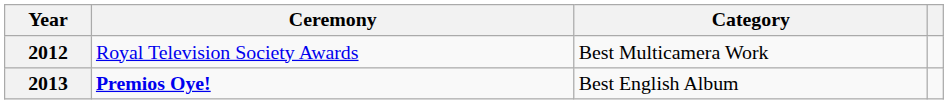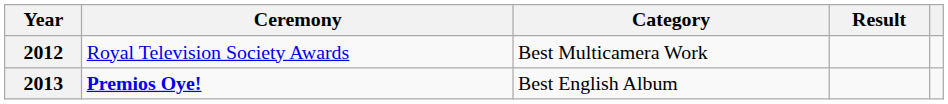+ column: (879, 20)
